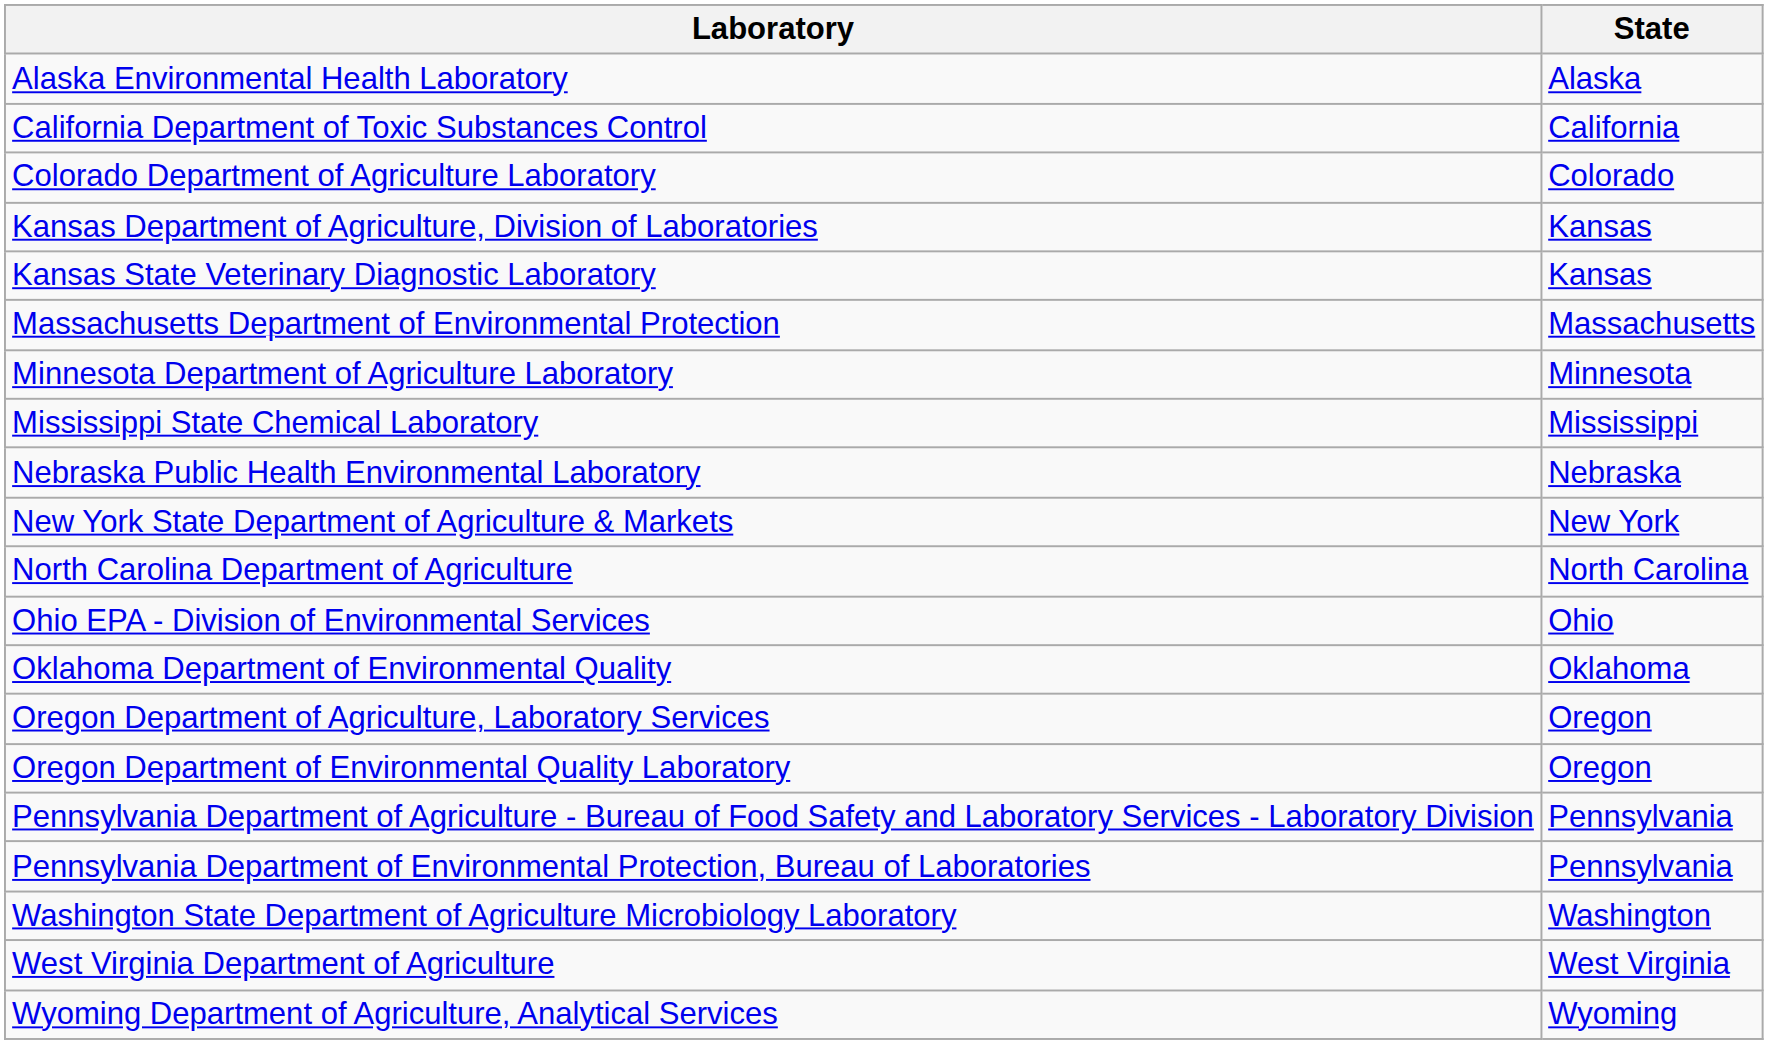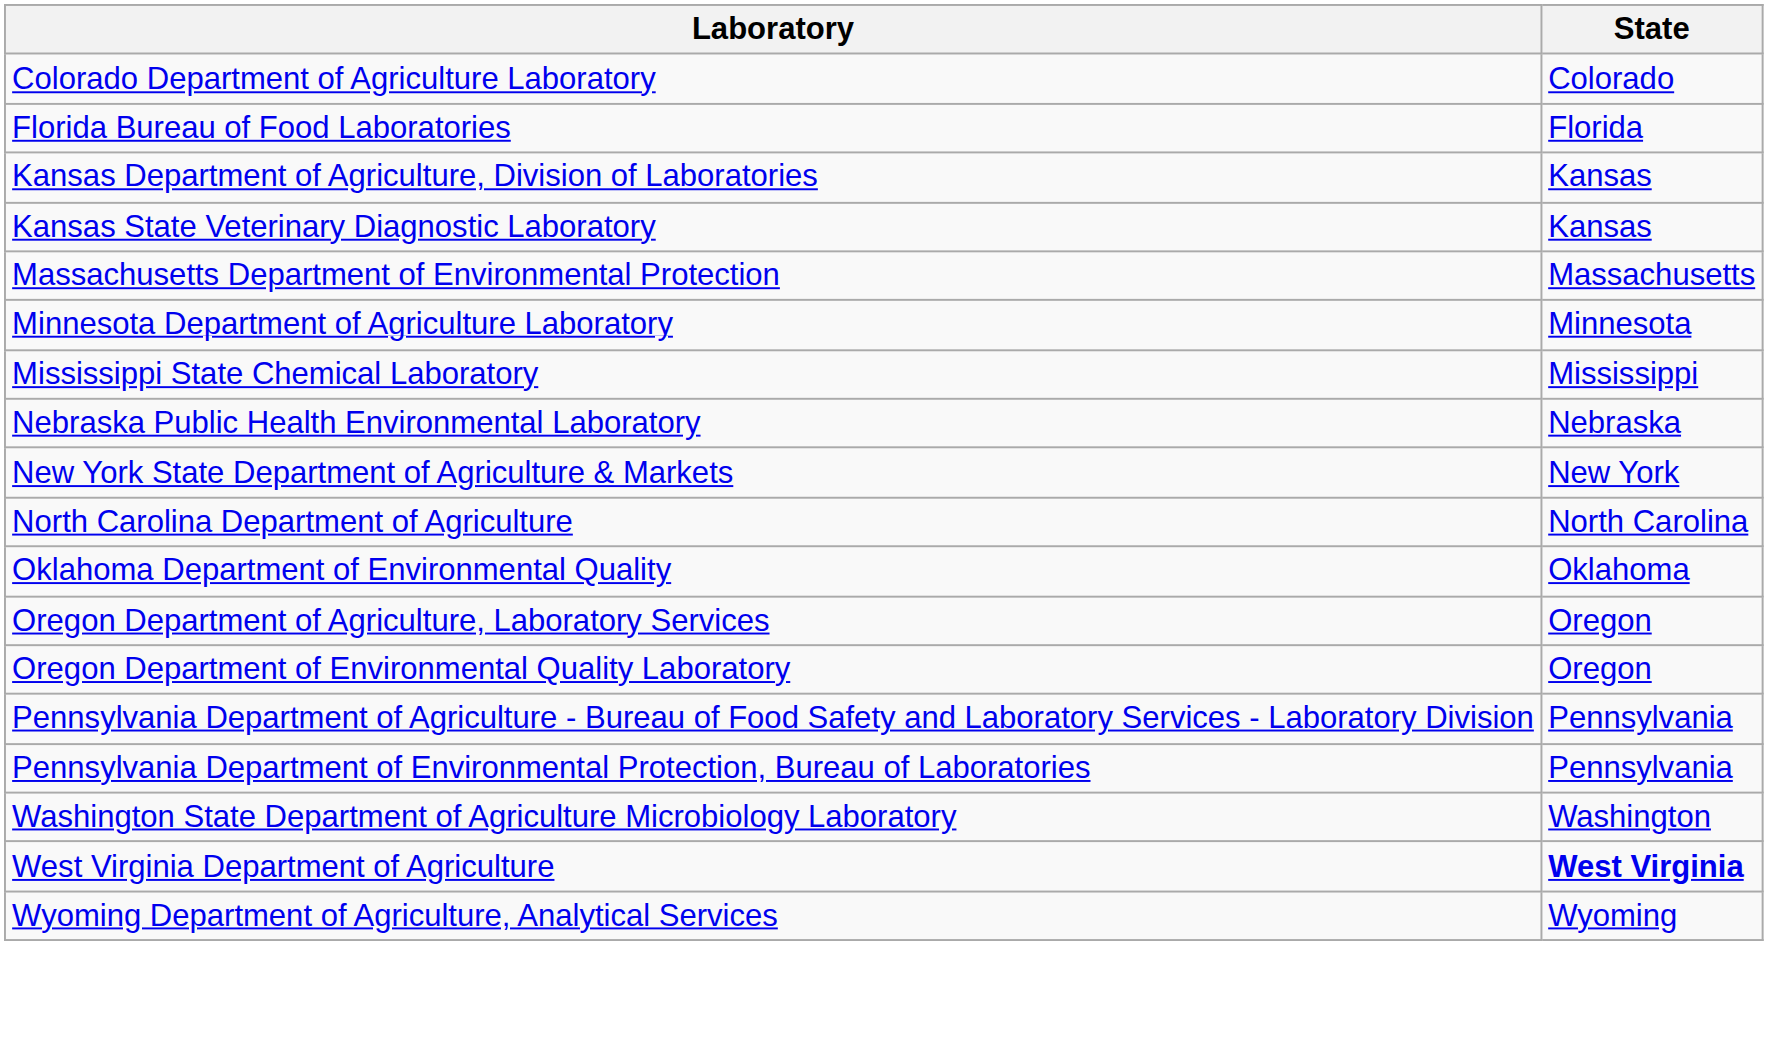- row: (290, 78)
- row: (359, 127)
+ row: (261, 127)
- row: (331, 619)
(1639, 964) normal -> (1646, 865) bold
